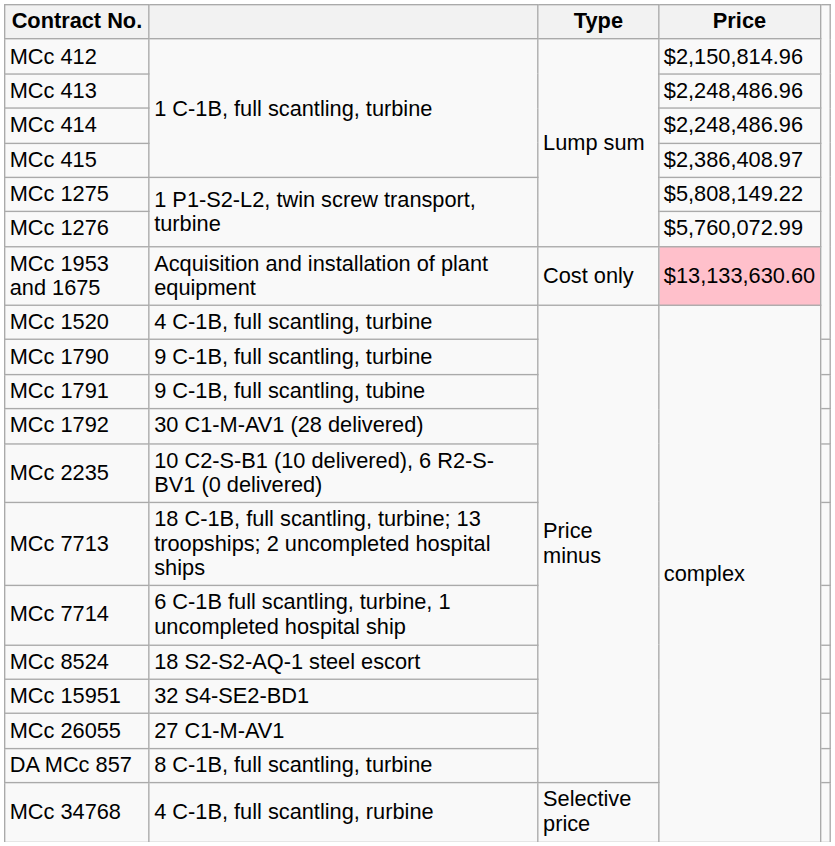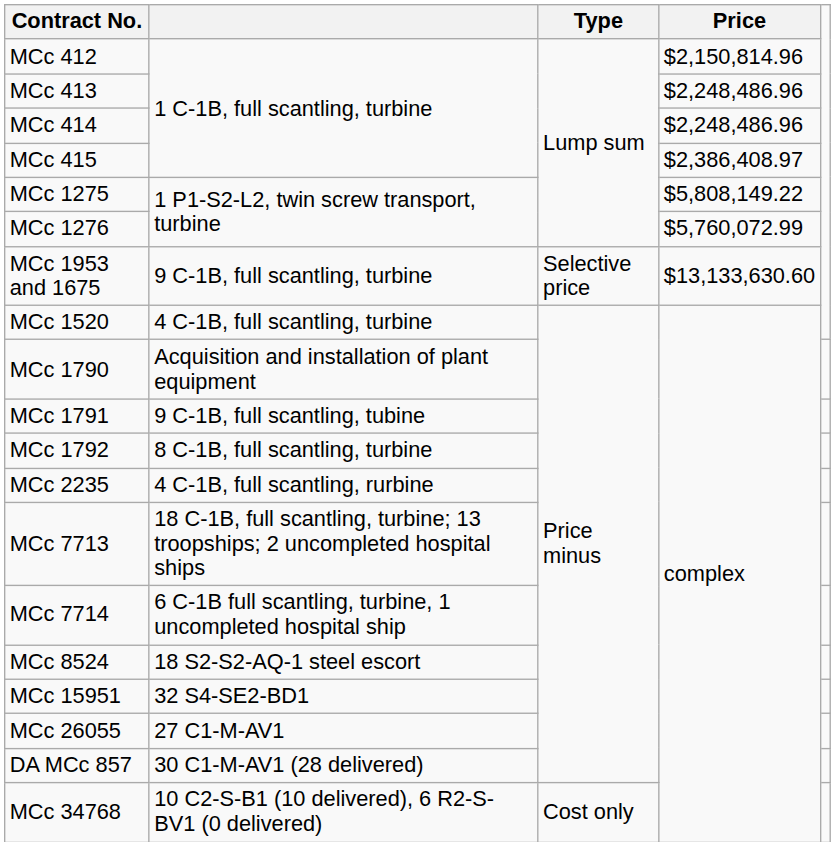(321, 275) Acquisition and installation of plant equipment -> (293, 275) 9 C-1B, full scantling, turbine
(588, 275) Cost only -> (587, 275) Selective price
(739, 275) pink background -> (739, 275) no background
(293, 356) 9 C-1B, full scantling, turbine -> (321, 369) Acquisition and installation of plant equipment
(289, 425) 30 C1-M-AV1 (28 delivered) -> (293, 450) 8 C-1B, full scantling, turbine
(324, 472) 10 C2-S-B1 (10 delivered), 6 R2-S-BV1 (0 delivered) -> (294, 484) 4 C-1B, full scantling, rurbine
(293, 765) 8 C-1B, full scantling, turbine -> (289, 765) 30 C1-M-AV1 (28 delivered)
(294, 812) 4 C-1B, full scantling, rurbine -> (324, 812) 10 C2-S-B1 (10 delivered), 6 R2-S-BV1 (0 delivered)
(587, 812) Selective price -> (588, 812) Cost only
